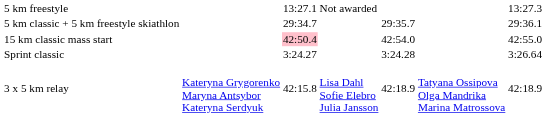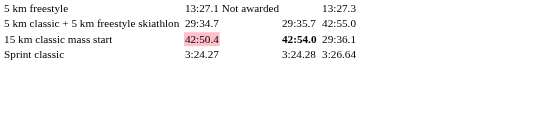(525, 23) 29:36.1 -> (339, 23) 42:55.0
(398, 39) normal -> (299, 39) bold
(525, 39) 42:55.0 -> (339, 39) 29:36.1
- row: (36, 89)
